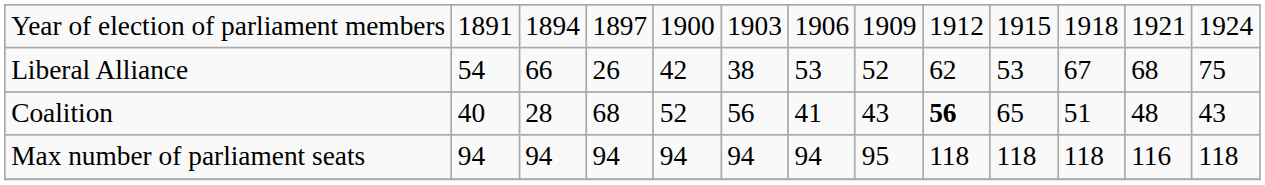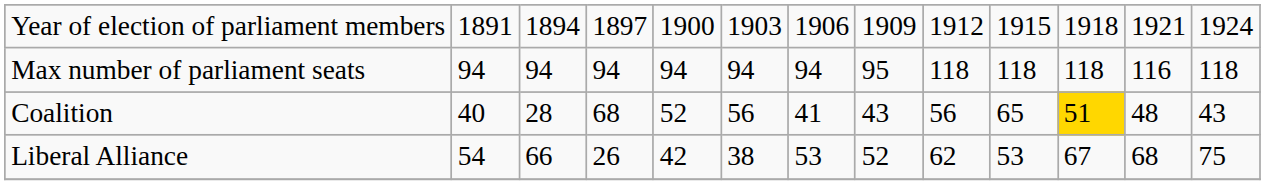rows swapped: (100, 69) <-> (188, 156)
(943, 112) bold -> (943, 112) normal
(1078, 112) no background -> (1078, 112) gold background
